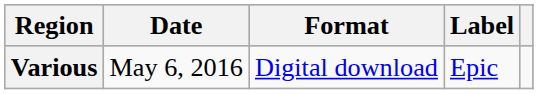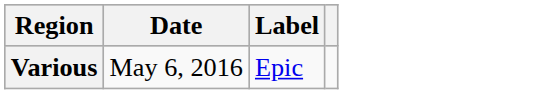- column: (346, 25)
